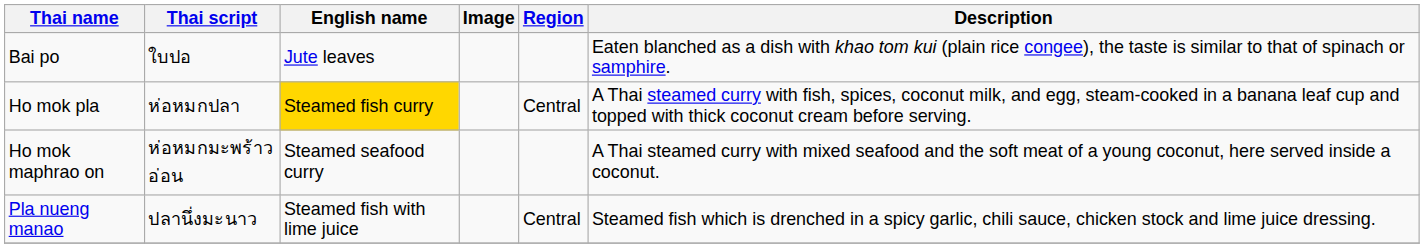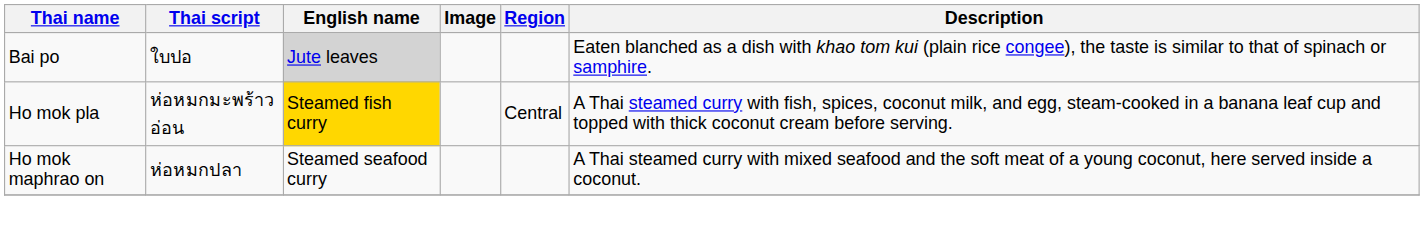(329, 57) no background -> (332, 57) lightgrey background
(194, 106) ห่อหมกปลา -> (212, 114) ห่อหมกมะพร้าวอ่อน
(211, 162) ห่อหมกมะพร้าวอ่อน -> (196, 170) ห่อหมกปลา
- row: (49, 218)
